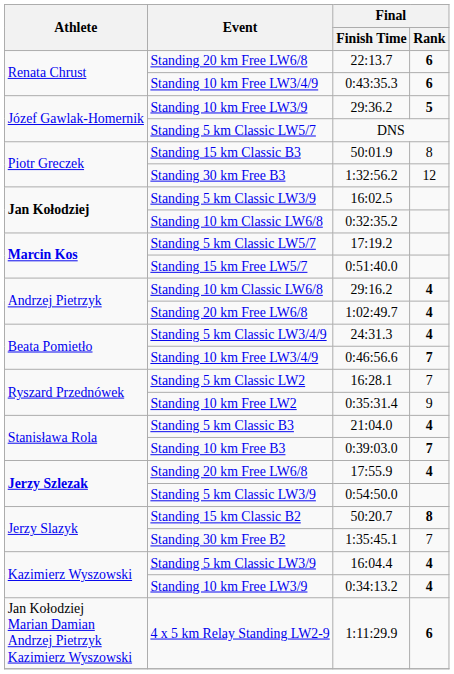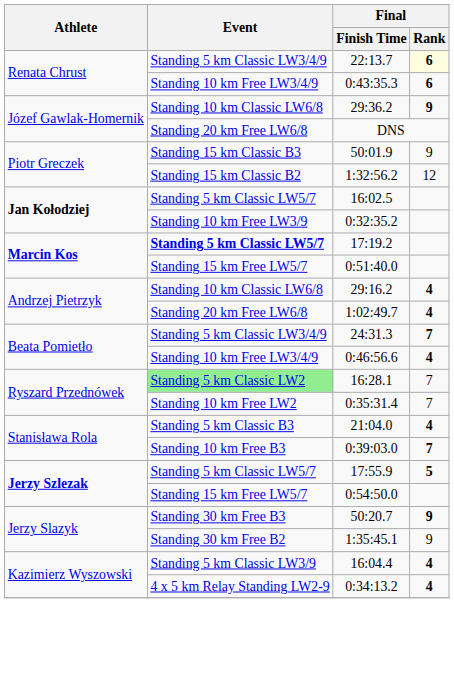(229, 61) Standing 20 km Free LW6/8 -> (239, 61) Standing 5 km Classic LW3/4/9
(429, 61) no background -> (429, 61) lightyellow background
(229, 107) Standing 10 km Free LW3/9 -> (237, 107) Standing 10 km Classic LW6/8
(429, 107) 5 -> (429, 107) 9
(233, 130) Standing 5 km Classic LW5/7 -> (229, 130) Standing 20 km Free LW6/8
(429, 153) 8 -> (429, 153) 9
(218, 175) Standing 30 km Free B3 -> (226, 175) Standing 15 km Classic B2
(233, 198) Standing 5 km Classic LW3/9 -> (233, 198) Standing 5 km Classic LW5/7
(237, 221) Standing 10 km Classic LW6/8 -> (229, 221) Standing 10 km Free LW3/9
(233, 244) normal -> (237, 244) bold
(429, 335) 4 -> (429, 335) 7
(429, 358) 7 -> (429, 358) 4
(228, 381) no background -> (228, 381) lightgreen background
(429, 403) 9 -> (429, 403) 7
(229, 472) Standing 20 km Free LW6/8 -> (233, 472) Standing 5 km Classic LW5/7
(429, 472) 4 -> (429, 472) 5
(233, 495) Standing 5 km Classic LW3/9 -> (229, 495) Standing 15 km Free LW5/7
(226, 517) Standing 15 km Classic B2 -> (218, 517) Standing 30 km Free B3
(429, 517) 8 -> (429, 517) 9
(429, 540) 7 -> (429, 540) 9
(229, 586) Standing 10 km Free LW3/9 -> (240, 586) 4 x 5 km Relay Standing LW2-9
- row: (371, 633)
